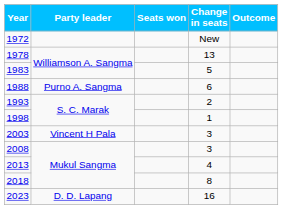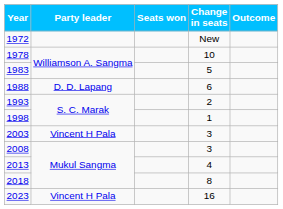(209, 54) 13 -> (209, 54) 10
(83, 86) Purno A. Sangma -> (83, 86) D. D. Lapang
(83, 196) D. D. Lapang -> (83, 196) Vincent H Pala
